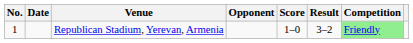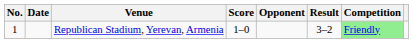columns swapped: (252, 13) <-> (292, 13)
